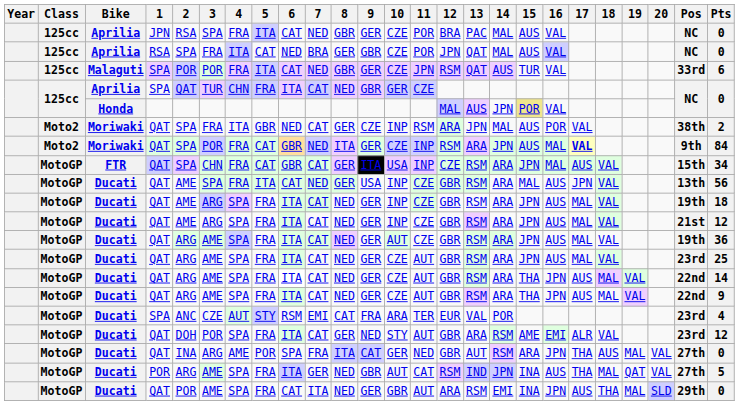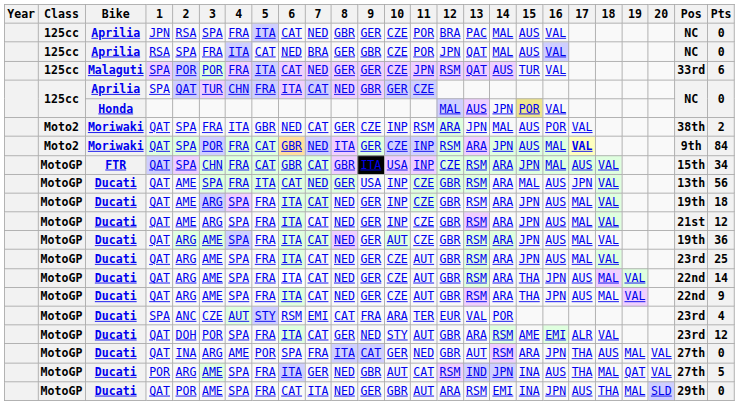(344, 70) GBR -> (344, 70) GER
(344, 165) GER -> (344, 165) GBR
